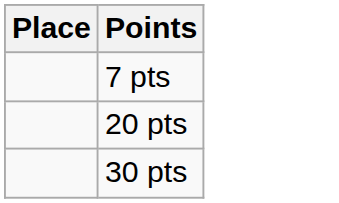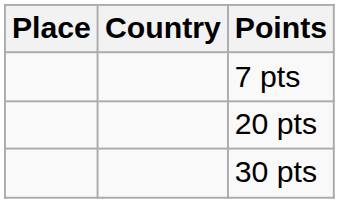+ column: (163, 28)
